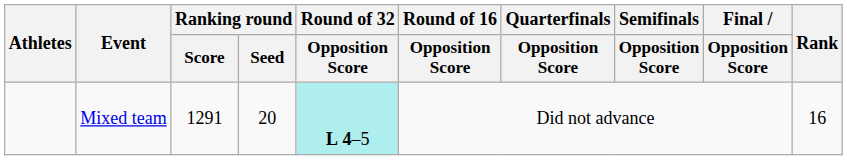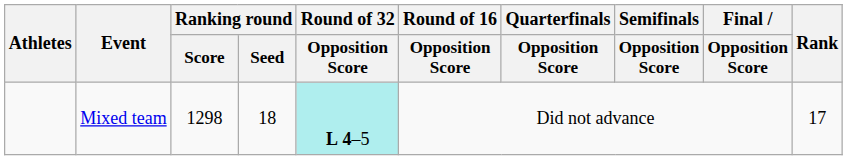(204, 118) 1291 -> (204, 118) 1298
(267, 118) 20 -> (267, 118) 18
(817, 118) 16 -> (817, 118) 17
